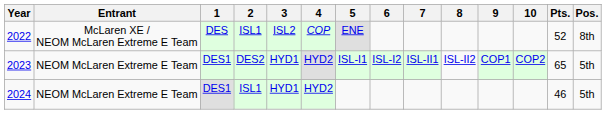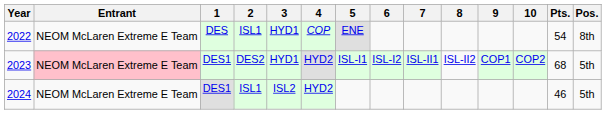(117, 36) McLaren XE / NEOM McLaren Extreme E Team -> (117, 36) NEOM McLaren Extreme E Team
(284, 30) ISL2 -> (284, 30) HYD1
(560, 36) 52 -> (560, 36) 54
(117, 65) no background -> (117, 65) pink background
(560, 65) 65 -> (560, 65) 68
(284, 88) HYD1 -> (284, 88) ISL2
